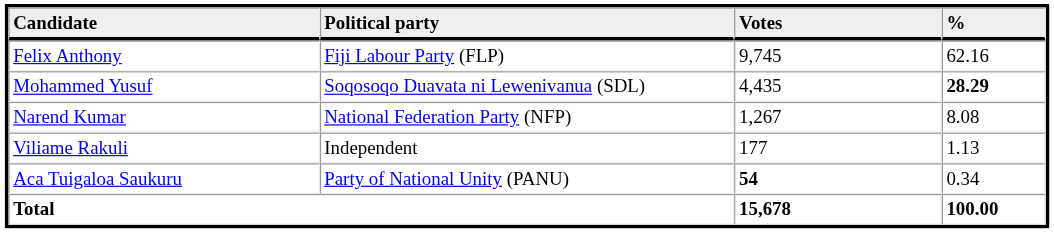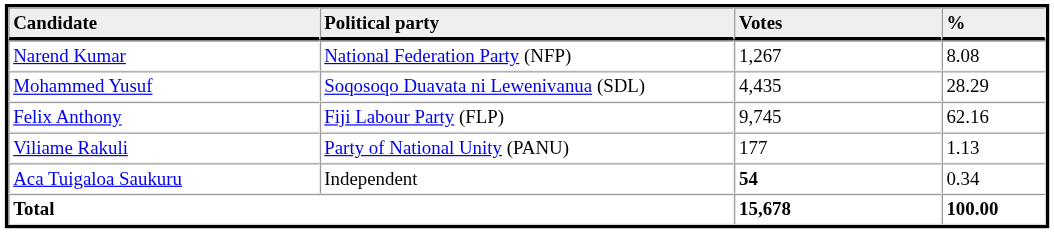rows swapped: (67, 55) <-> (70, 117)
(968, 86) bold -> (968, 86) normal
(371, 147) Independent -> (447, 147) Party of National Unity (PANU)
(447, 178) Party of National Unity (PANU) -> (371, 178) Independent
